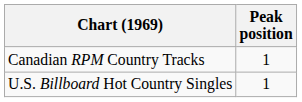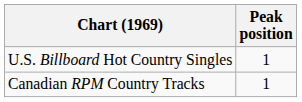rows swapped: (120, 84) <-> (106, 59)
